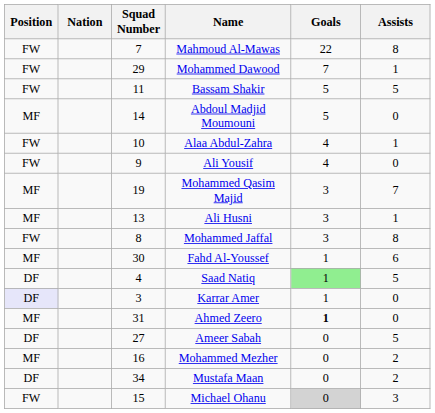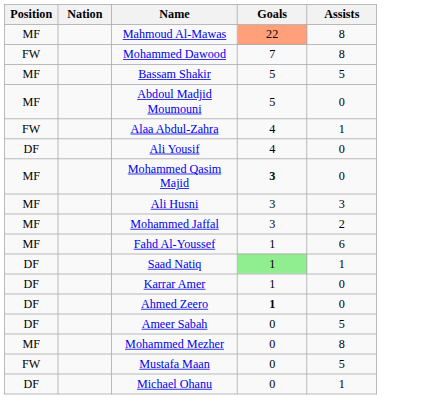- column: (139, 21)
(31, 49) FW -> (31, 34) MF
(326, 49) no background -> (272, 34) lightsalmon background
(395, 69) 1 -> (342, 54) 8
(31, 89) FW -> (31, 74) MF
(31, 163) FW -> (31, 149) DF
(326, 191) normal -> (272, 176) bold
(395, 191) 7 -> (342, 176) 0
(395, 218) 1 -> (342, 203) 3
(31, 238) FW -> (31, 223) MF
(395, 238) 8 -> (342, 223) 2
(395, 278) 5 -> (342, 264) 1
(31, 298) lavender background -> (31, 284) no background
(31, 318) MF -> (31, 304) DF
(395, 358) 2 -> (342, 344) 8
(31, 378) DF -> (31, 364) FW
(395, 378) 2 -> (342, 364) 5
(31, 398) FW -> (31, 384) DF
(326, 398) lightgrey background -> (272, 384) no background
(395, 398) 3 -> (342, 384) 1
